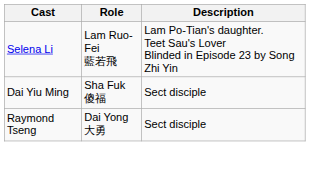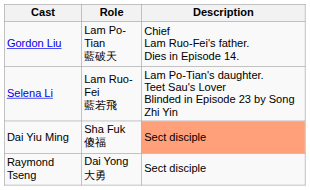+ row: (34, 44)
(175, 92) no background -> (175, 137) lightsalmon background
